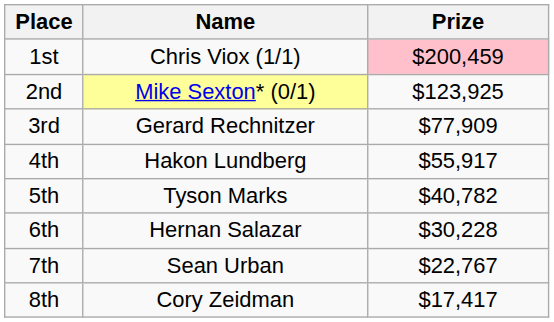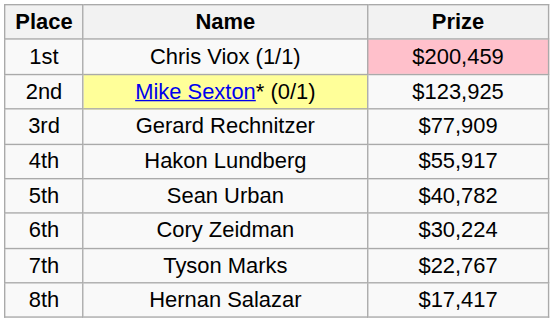(225, 195) Tyson Marks -> (225, 195) Sean Urban
(225, 230) Hernan Salazar -> (225, 230) Cory Zeidman
(458, 230) $30,228 -> (458, 230) $30,224
(225, 265) Sean Urban -> (225, 265) Tyson Marks
(225, 299) Cory Zeidman -> (225, 299) Hernan Salazar
